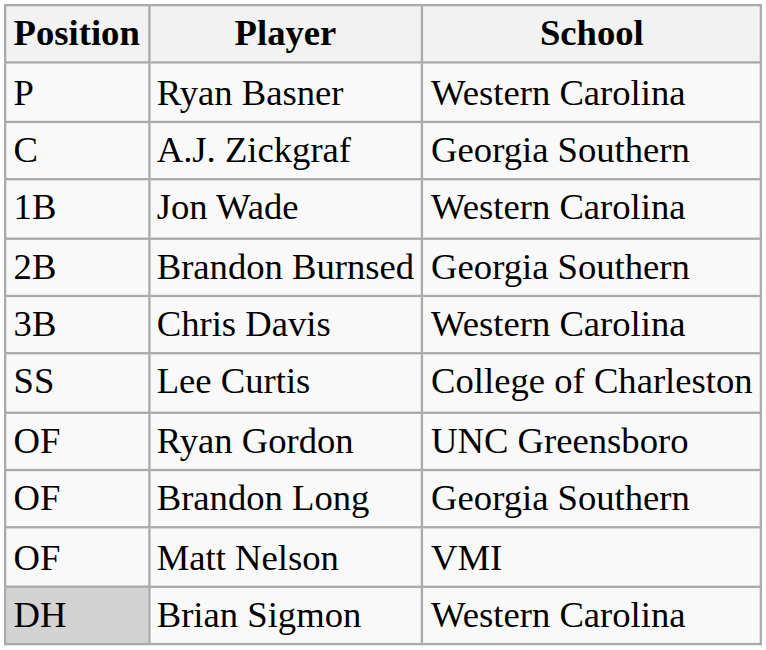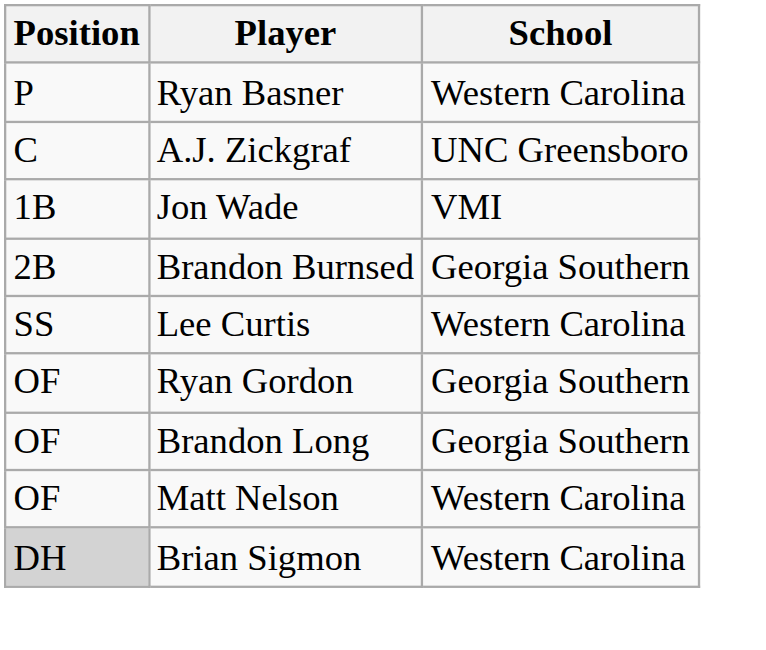(560, 149) Georgia Southern -> (560, 149) UNC Greensboro
(558, 207) Western Carolina -> (467, 207) VMI
- row: (244, 324)
(592, 382) College of Charleston -> (558, 324) Western Carolina
(560, 440) UNC Greensboro -> (560, 382) Georgia Southern
(467, 556) VMI -> (558, 498) Western Carolina
